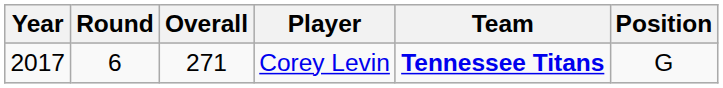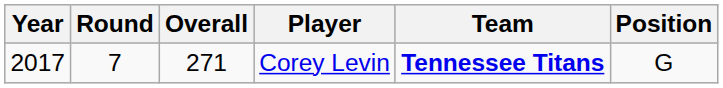(115, 62) 6 -> (115, 62) 7
